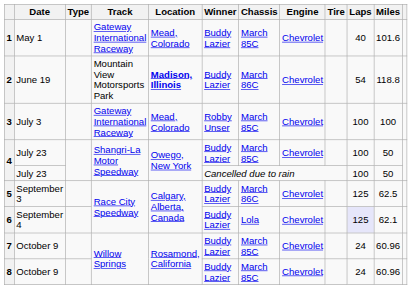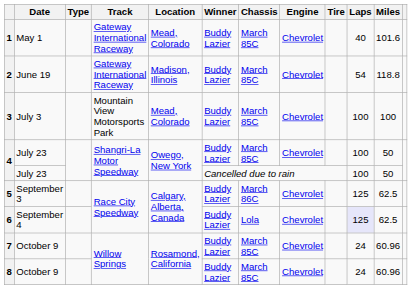(119, 80) Mountain View Motorsports Park -> (120, 75) Gateway International Raceway
(171, 80) bold -> (170, 75) normal
(254, 80) March 86C -> (254, 75) March 85C
(120, 122) Gateway International Raceway -> (119, 116) Mountain View Motorsports Park
(218, 122) Robby Unser -> (218, 116) Buddy Lazier
(388, 220) 62.1 -> (388, 220) 62.5
